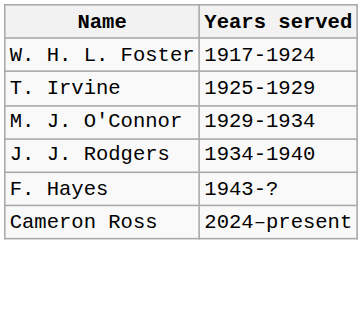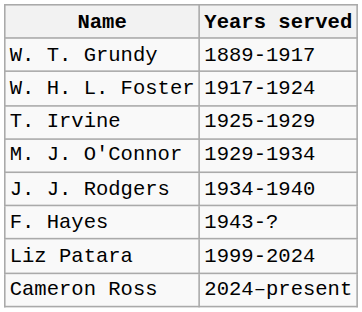+ row: (84, 55)
+ row: (71, 256)
